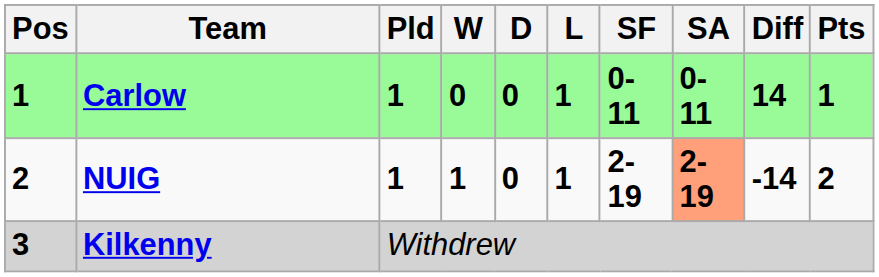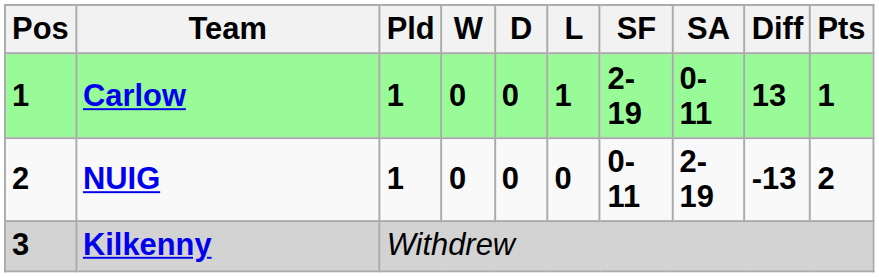(624, 95) 0-11 -> (625, 95) 2-19
(769, 95) 14 -> (769, 95) 13
(458, 179) 1 -> (458, 179) 0
(563, 179) 1 -> (563, 179) 0
(625, 179) 2-19 -> (624, 179) 0-11
(697, 179) lightsalmon background -> (697, 179) no background
(774, 179) -14 -> (774, 179) -13
